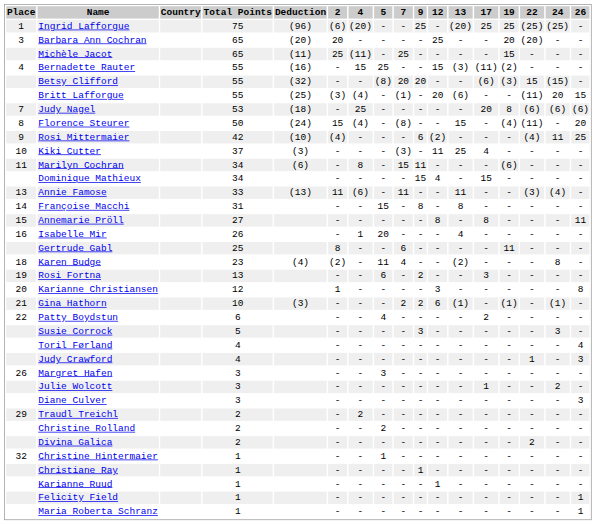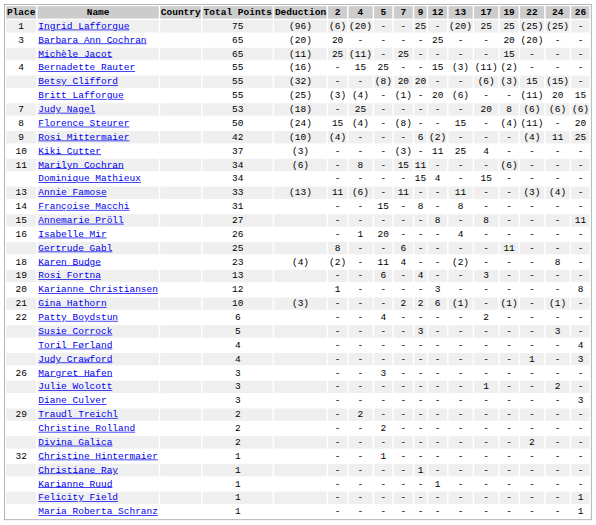(420, 276) 2 -> (420, 276) 4
